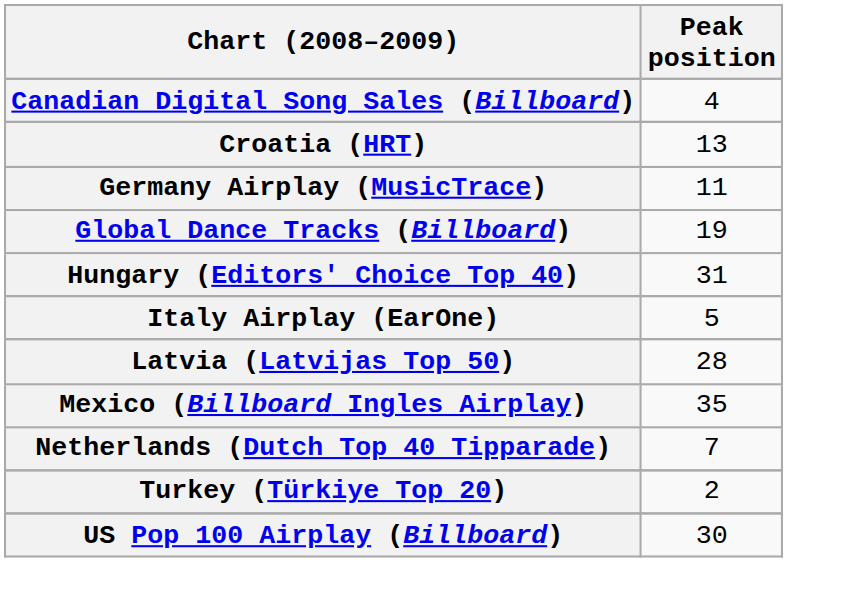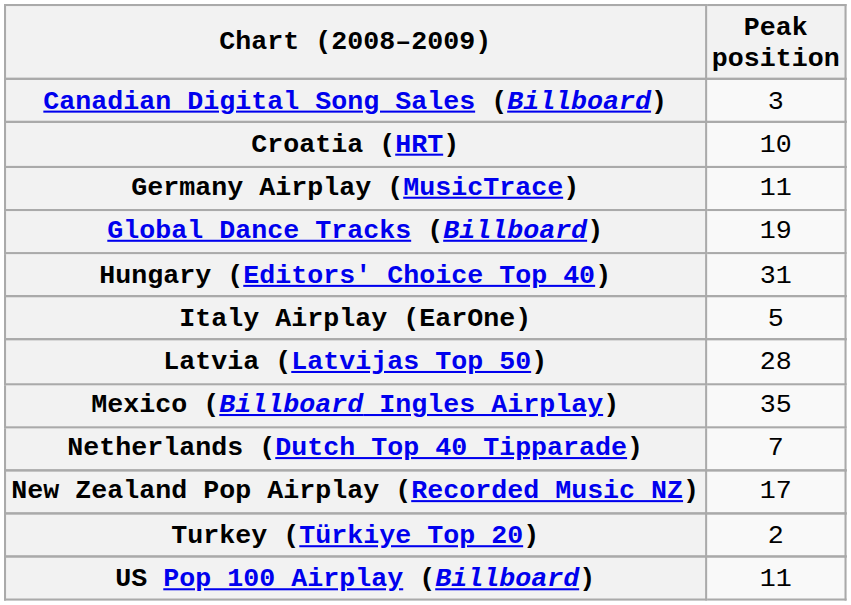(712, 101) 4 -> (776, 101) 3
(712, 144) 13 -> (776, 144) 10
+ row: (355, 492)
(712, 535) 30 -> (776, 579) 11
